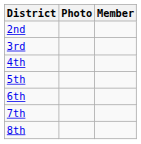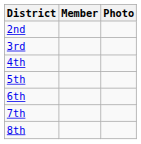columns swapped: (116, 13) <-> (77, 13)
